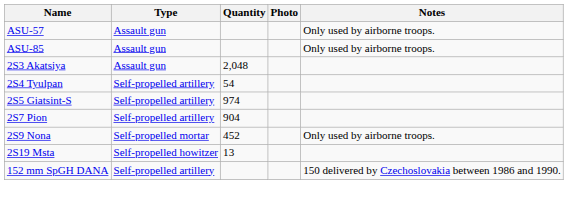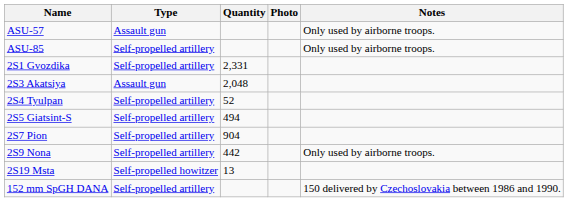(140, 48) Assault gun -> (164, 48) Self-propelled artillery
+ row: (38, 65)
(229, 83) 54 -> (229, 100) 52
(231, 100) 974 -> (231, 118) 494
(161, 135) Self-propelled mortar -> (164, 153) Self-propelled artillery
(231, 135) 452 -> (231, 153) 442
